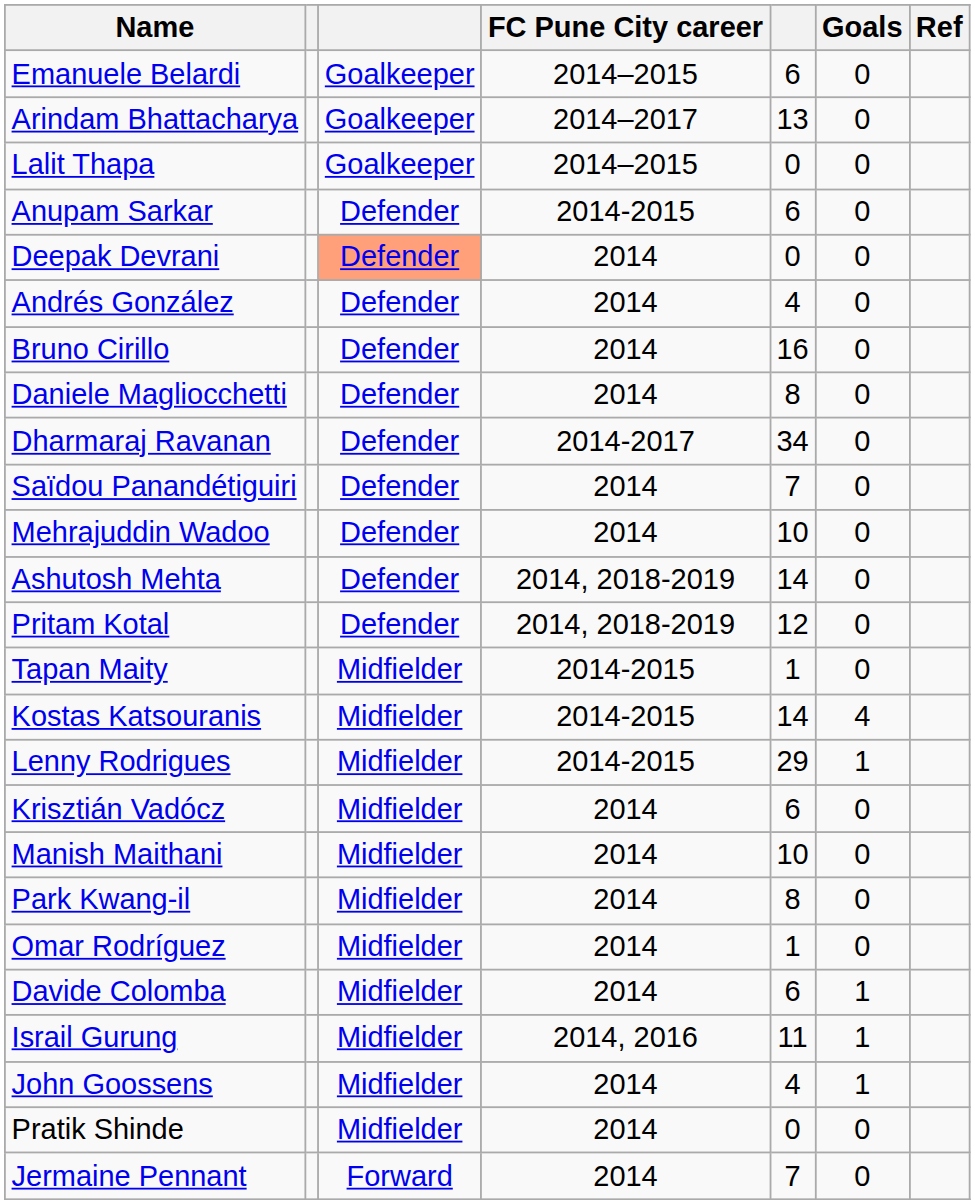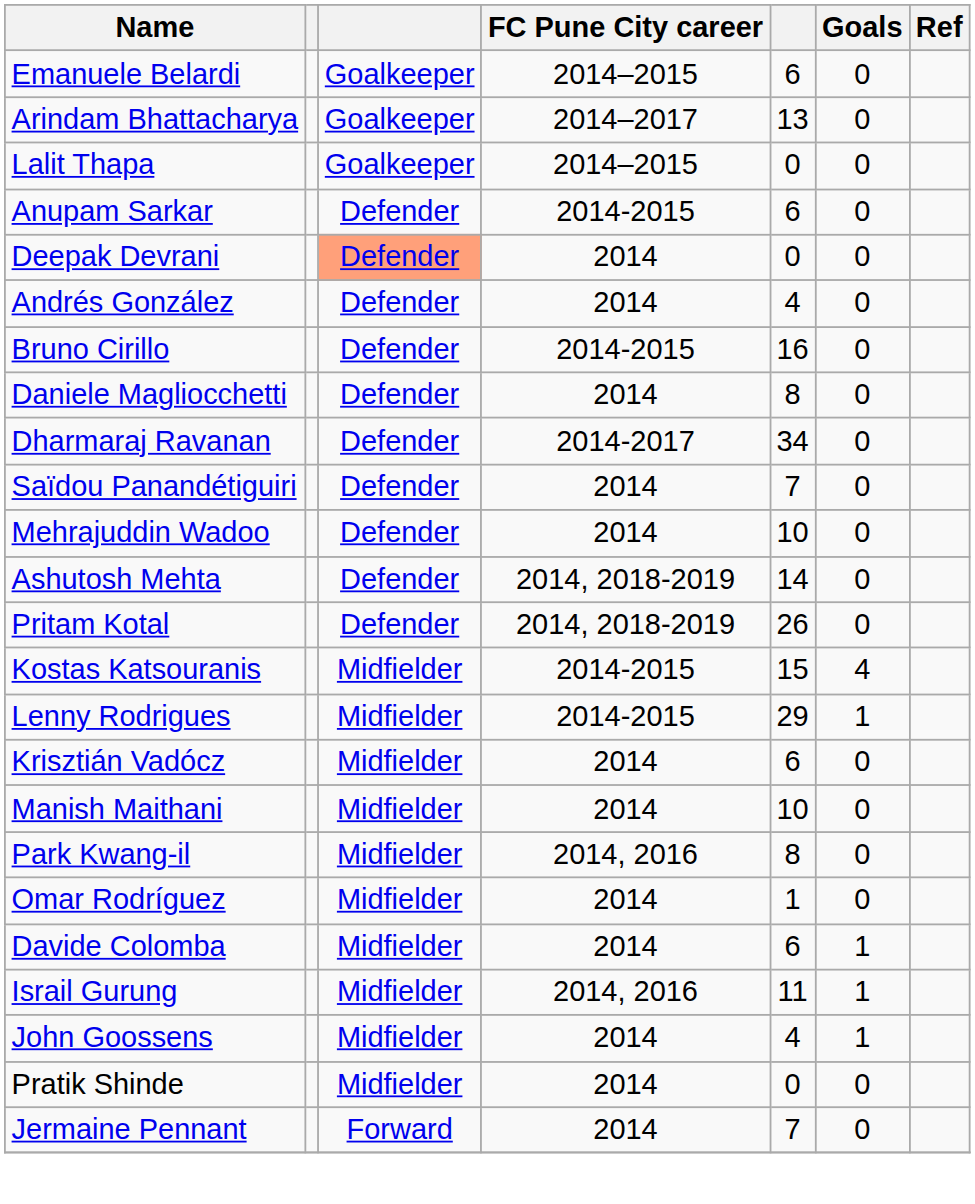(626, 348) 2014 -> (625, 348) 2014-2015
(793, 624) 12 -> (793, 624) 26
- row: (90, 670)
(793, 716) 14 -> (793, 670) 15
(626, 900) 2014 -> (625, 854) 2014, 2016
